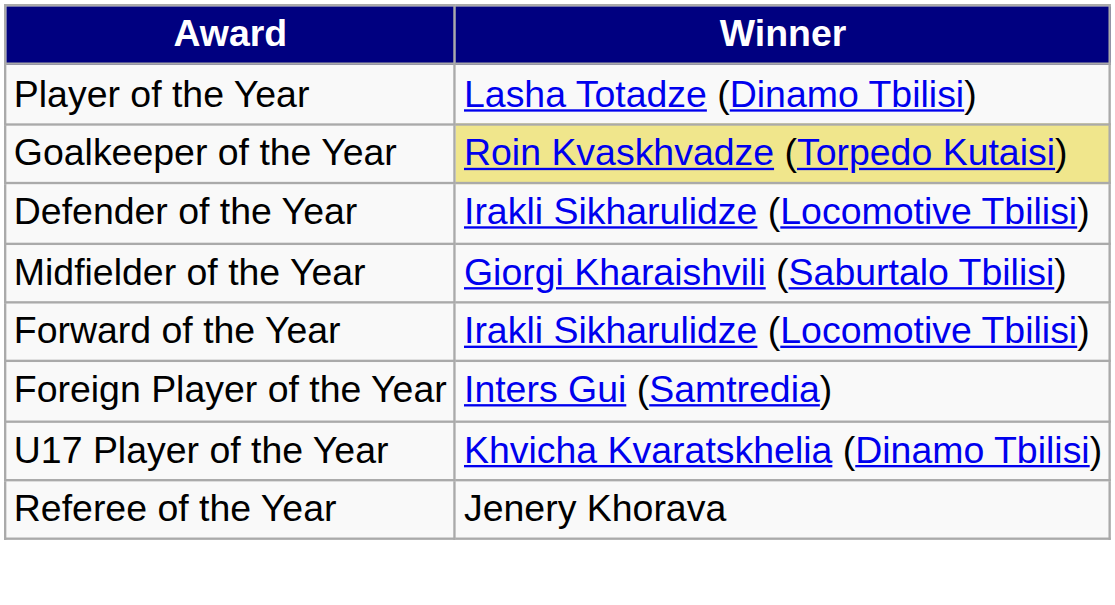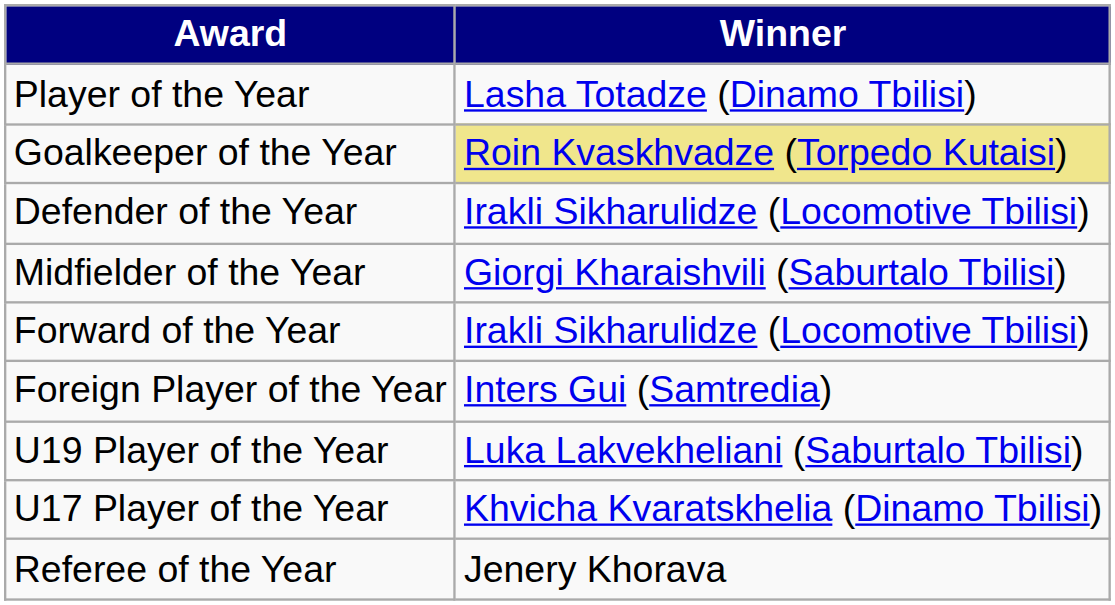+ row: (201, 449)
